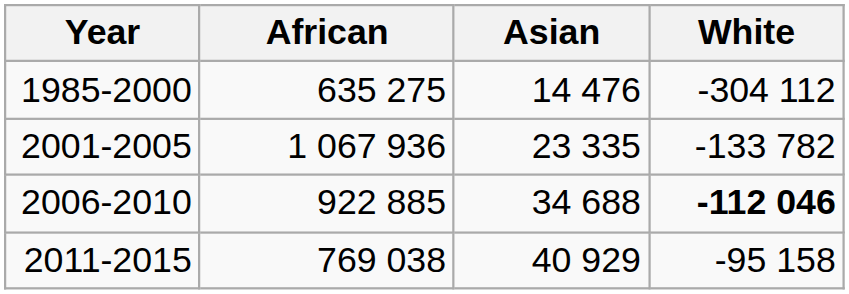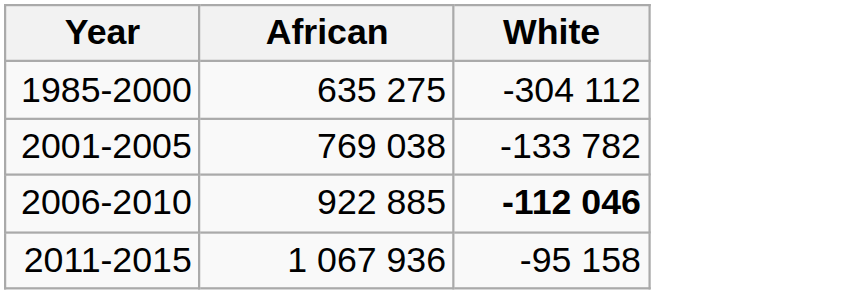- column: (552, 32)
(367, 145) 1 067 936 -> (382, 145) 769 038
(382, 259) 769 038 -> (367, 259) 1 067 936
